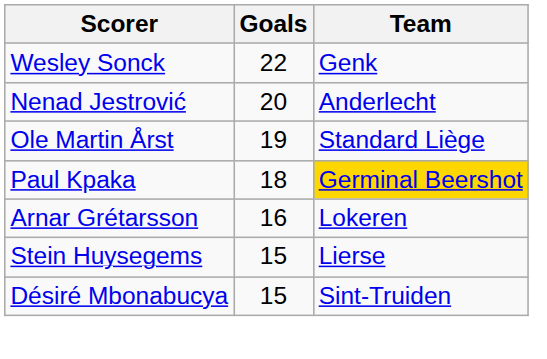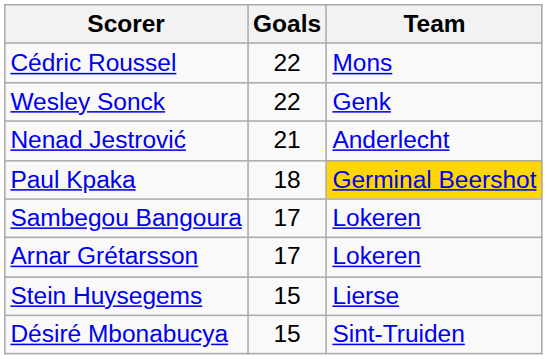+ row: (93, 62)
(273, 101) 20 -> (287, 140) 21
- row: (92, 140)
+ row: (126, 218)
(273, 218) 16 -> (287, 256) 17
